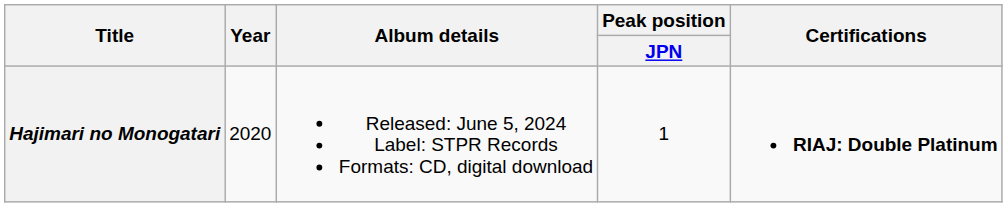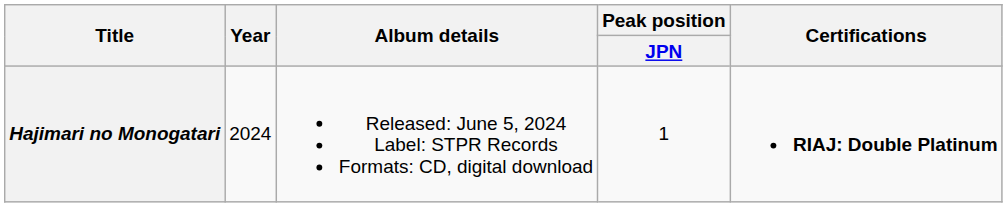(250, 134) 2020 -> (250, 134) 2024
